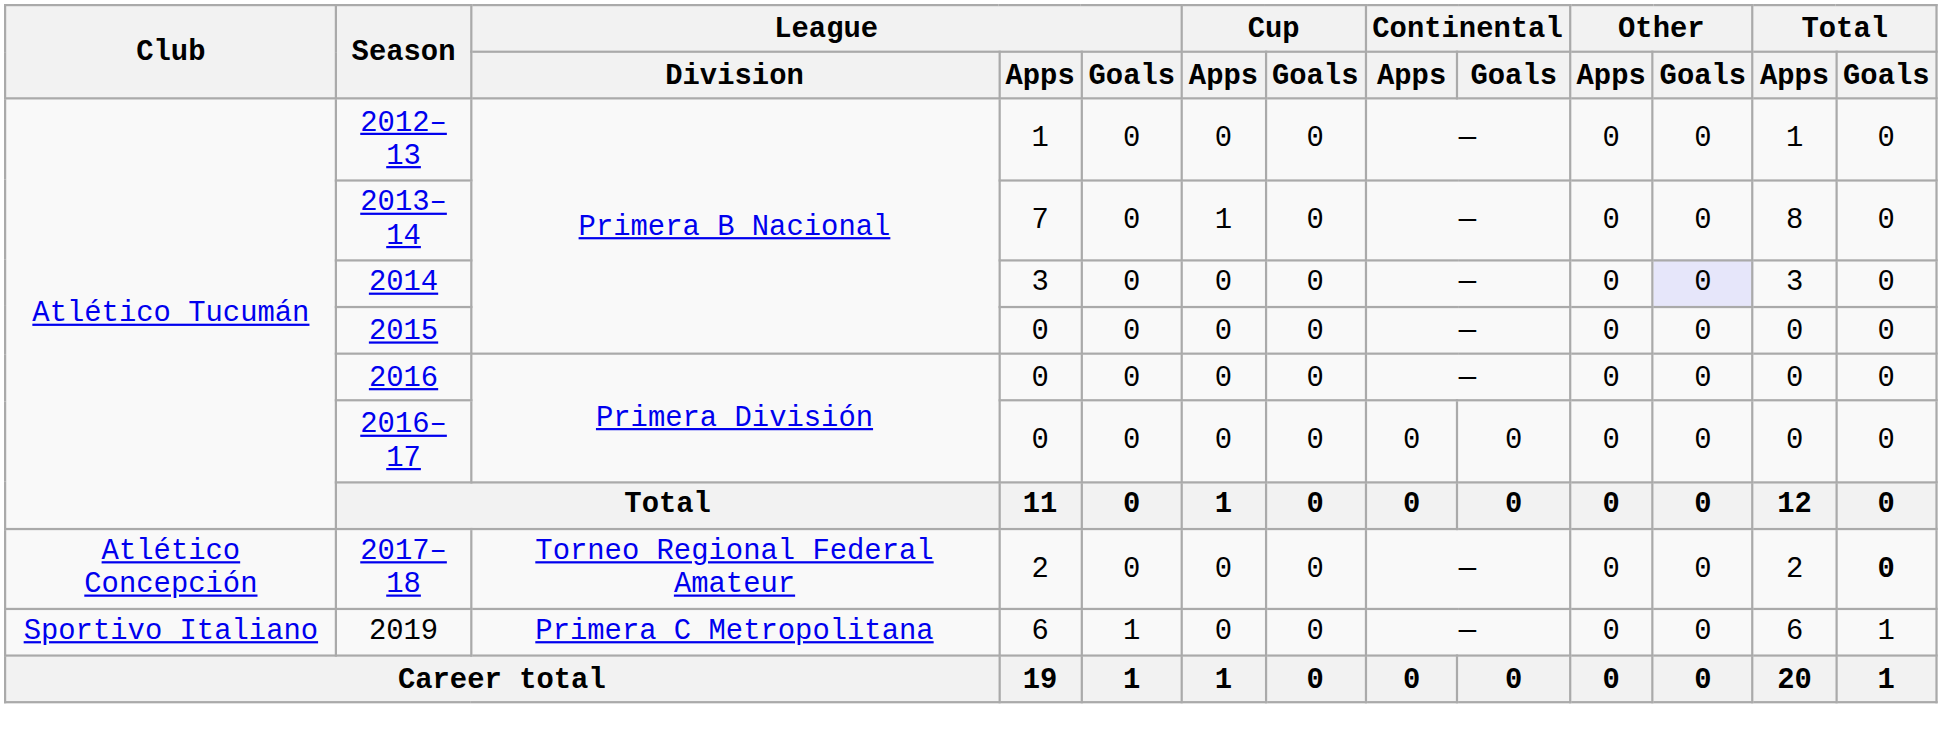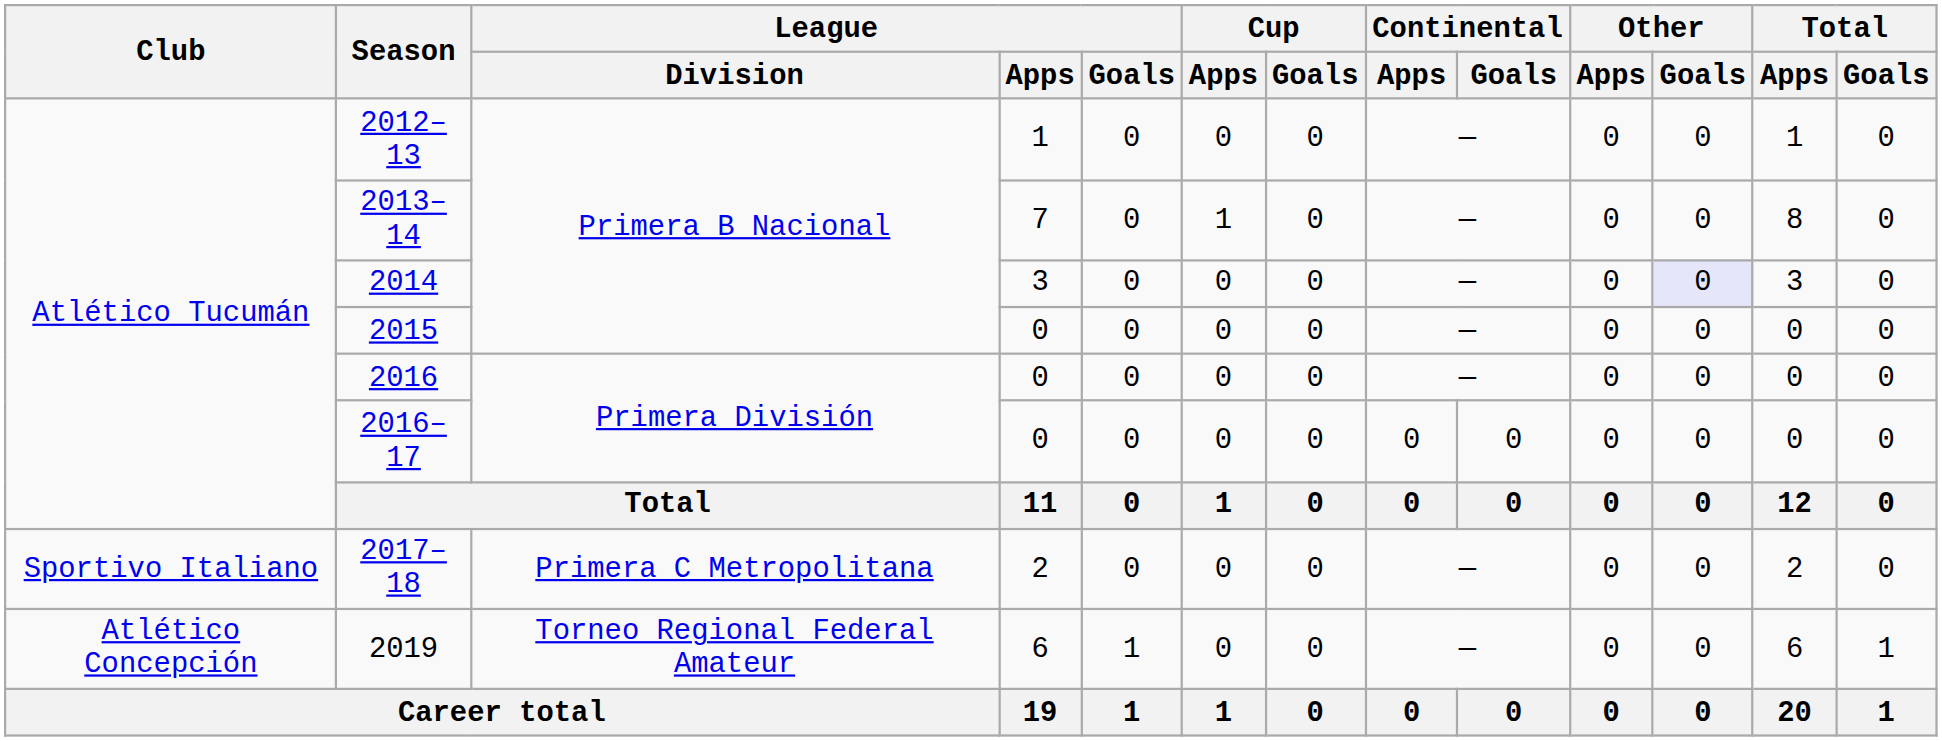(171, 569) Atlético Concepción -> (171, 569) Sportivo Italiano
(734, 569) Torneo Regional Federal Amateur -> (734, 569) Primera C Metropolitana
(1886, 569) bold -> (1886, 569) normal
(171, 632) Sportivo Italiano -> (171, 649) Atlético Concepción
(734, 632) Primera C Metropolitana -> (734, 649) Torneo Regional Federal Amateur
